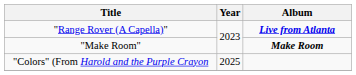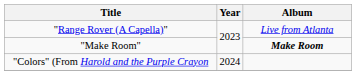(297, 29) bold -> (297, 29) normal
(230, 62) 2025 -> (230, 62) 2024
